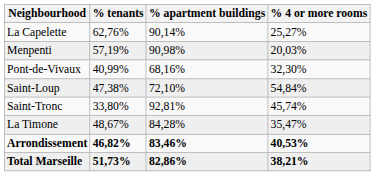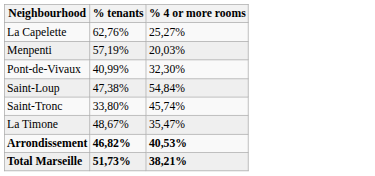- column: (207, 13)
